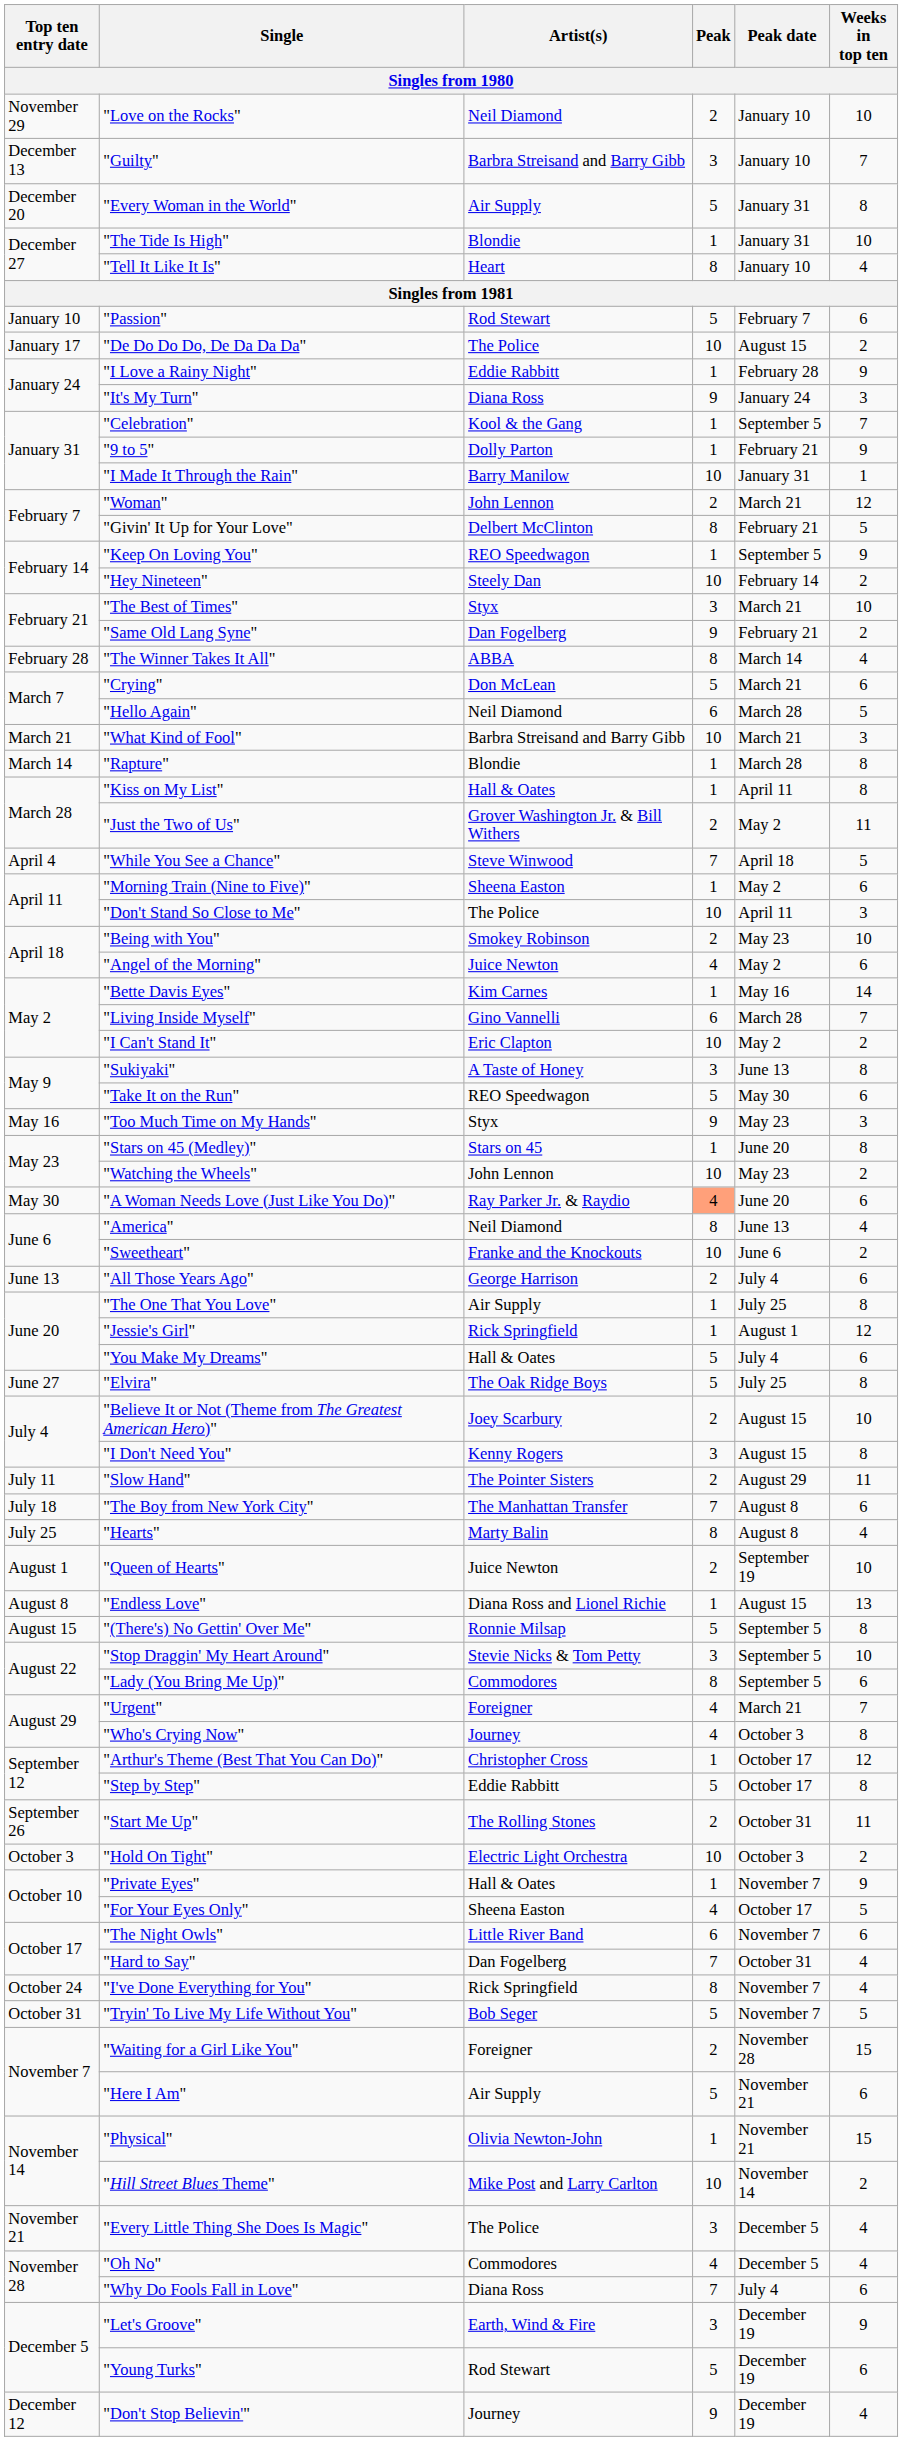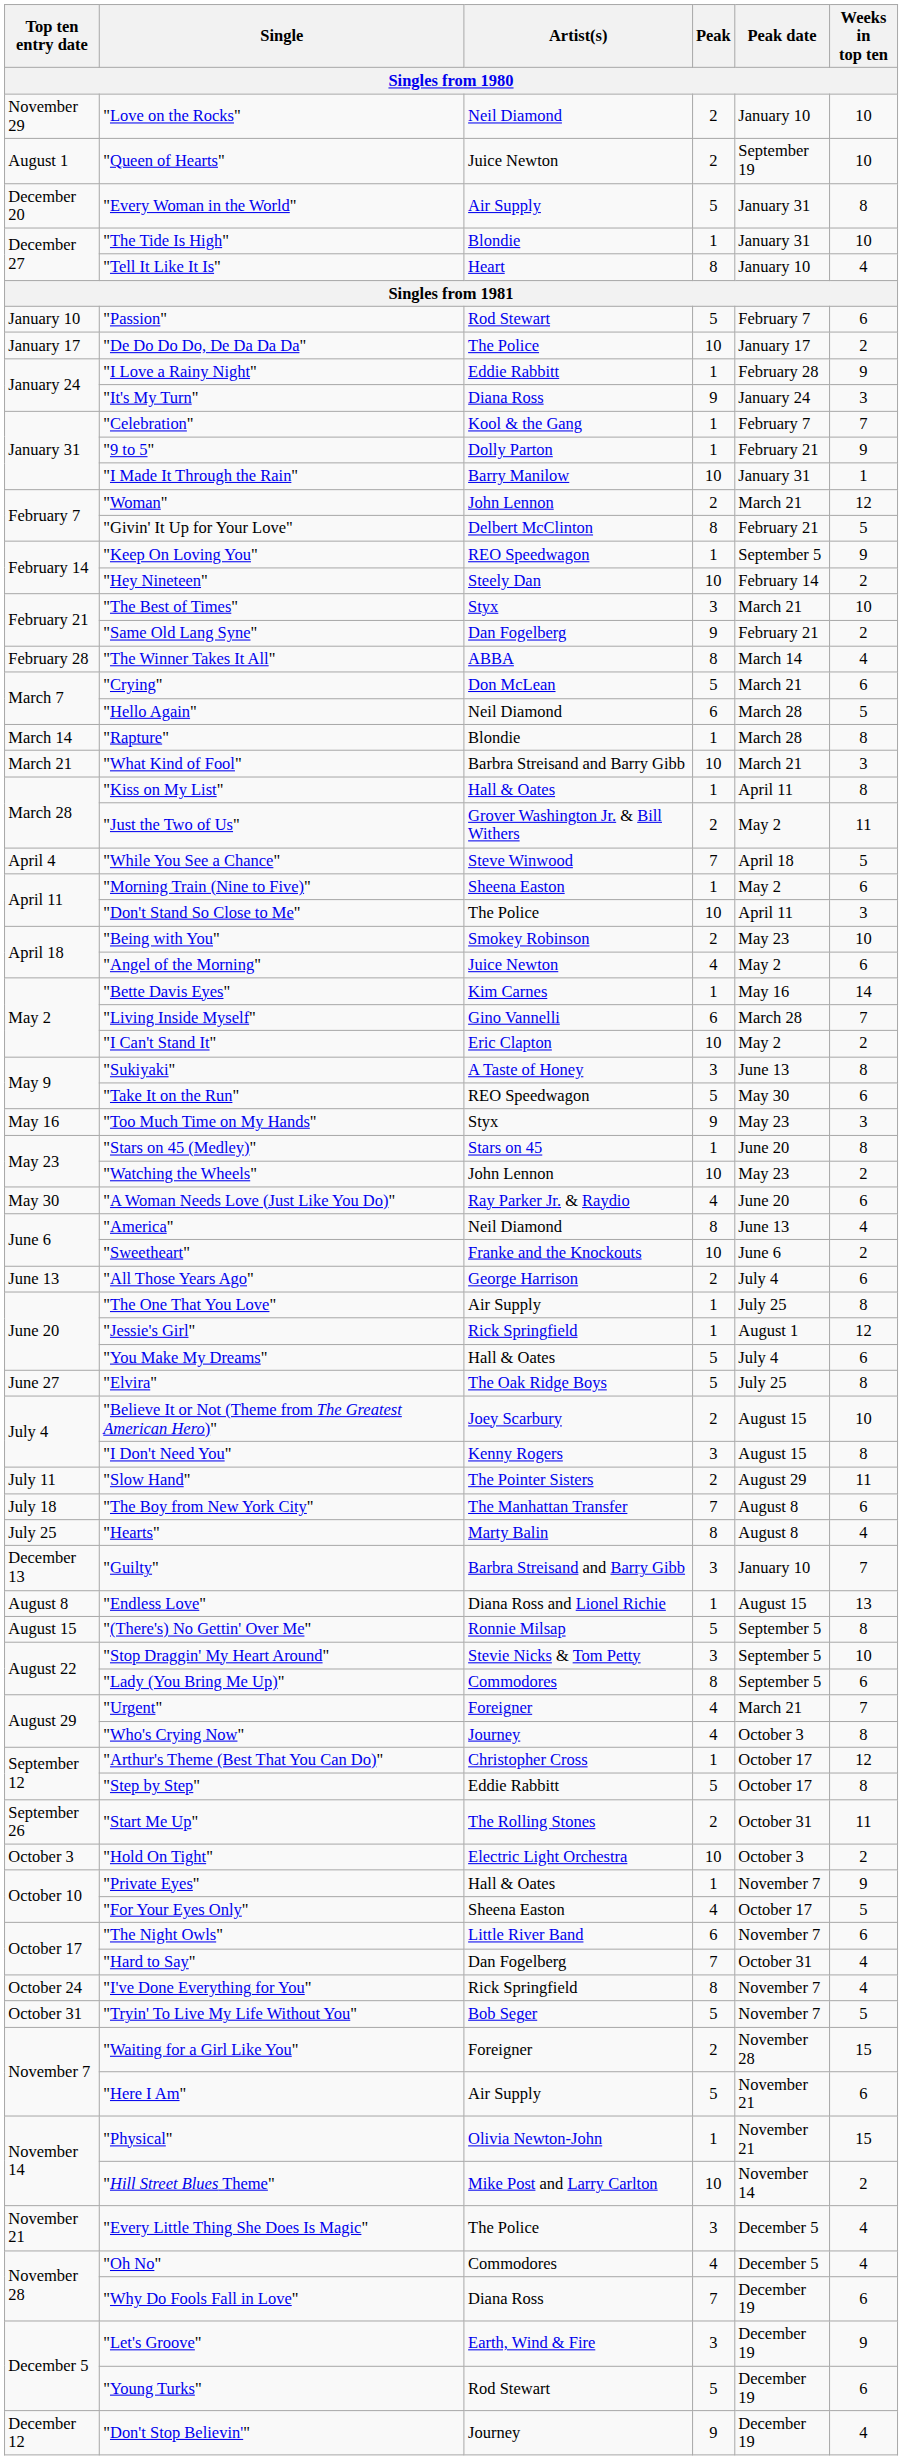rows swapped: (131, 160) <-> (164, 1567)
(772, 345) August 15 -> (774, 345) January 17
(780, 423) September 5 -> (774, 423) February 7
rows swapped: (136, 763) <-> (172, 737)
(713, 1200) lightsalmon background -> (713, 1200) no background
(758, 2289) July 4 -> (772, 2298) December 19
